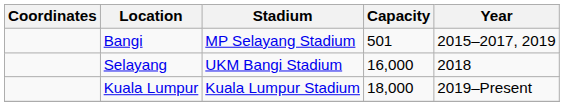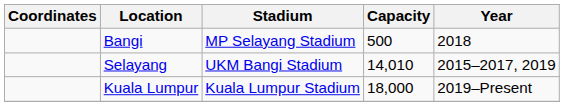(380, 40) 501 -> (380, 40) 500
(496, 40) 2015–2017, 2019 -> (454, 40) 2018
(390, 64) 16,000 -> (390, 64) 14,010
(454, 64) 2018 -> (496, 64) 2015–2017, 2019
